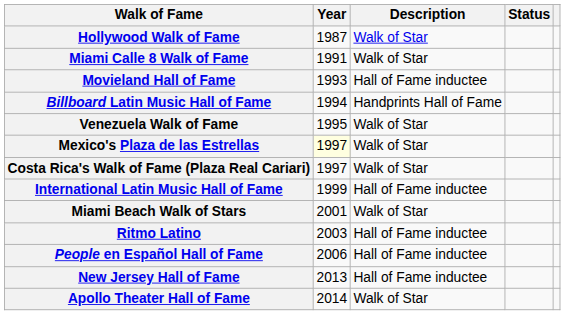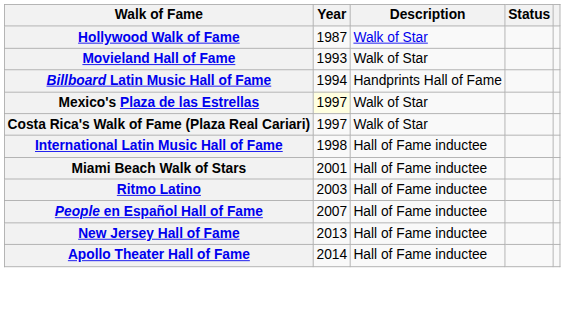- row: (159, 59)
(420, 80) Hall of Fame inductee -> (391, 59) Walk of Star
- row: (159, 124)
(332, 189) 1999 -> (332, 146) 1998
(391, 211) Walk of Star -> (420, 168) Hall of Fame inductee
(332, 255) 2006 -> (332, 211) 2007
(391, 299) Walk of Star -> (420, 255) Hall of Fame inductee
